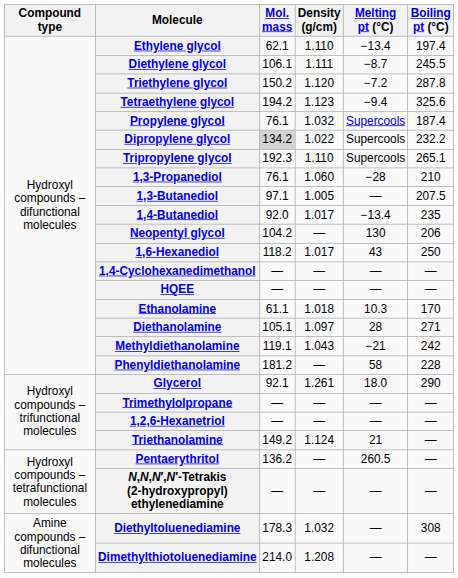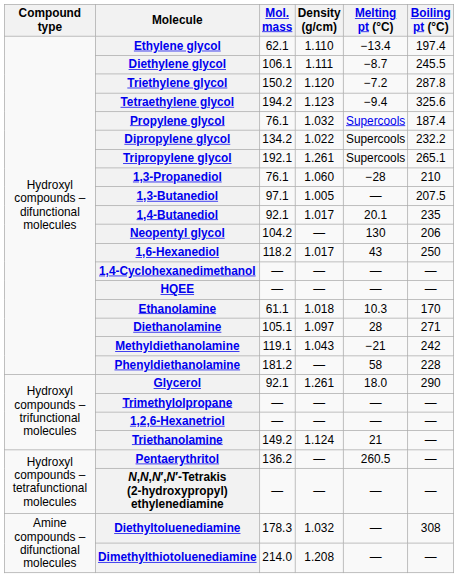(277, 139) lightgrey background -> (277, 139) no background
(277, 158) 192.3 -> (277, 158) 192.1
(319, 158) 1.110 -> (319, 158) 1.261
(277, 214) 92.0 -> (277, 214) 92.1
(376, 214) −13.4 -> (376, 214) 20.1
